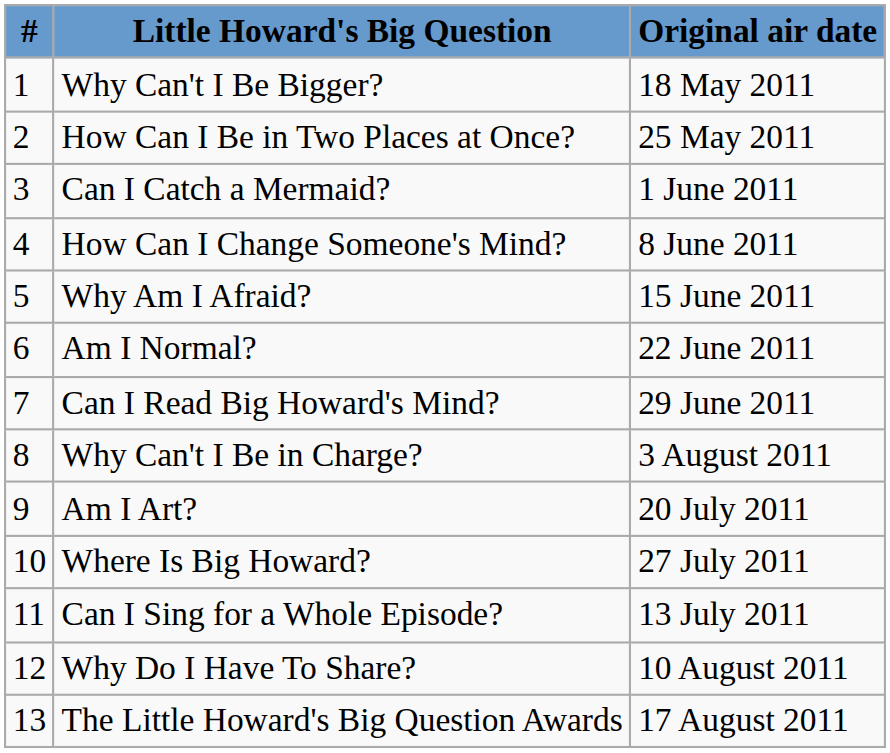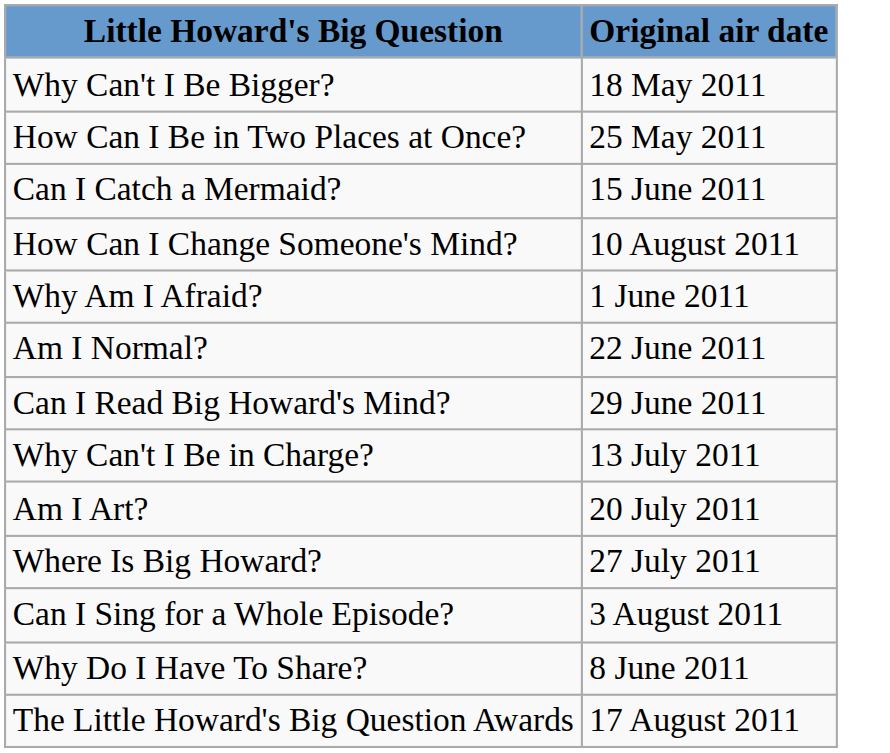- column: (29, 31)
(718, 190) 1 June 2011 -> (678, 190) 15 June 2011
(718, 243) 8 June 2011 -> (695, 243) 10 August 2011
(727, 296) 15 June 2011 -> (669, 296) 1 June 2011
(735, 455) 3 August 2011 -> (675, 455) 13 July 2011
(724, 614) 13 July 2011 -> (686, 614) 3 August 2011
(743, 667) 10 August 2011 -> (669, 667) 8 June 2011
